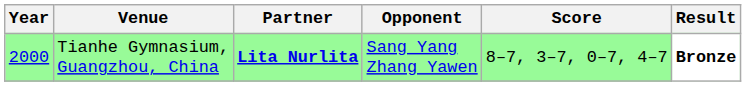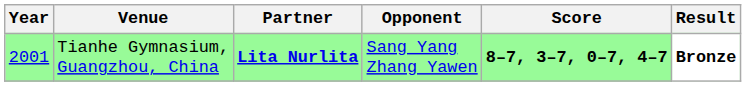(29, 57) 2000 -> (29, 57) 2001
(577, 57) normal -> (577, 57) bold
